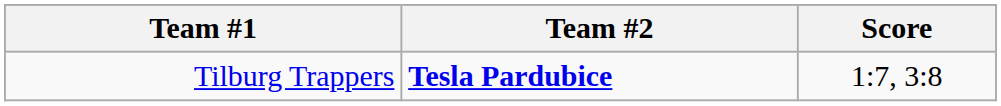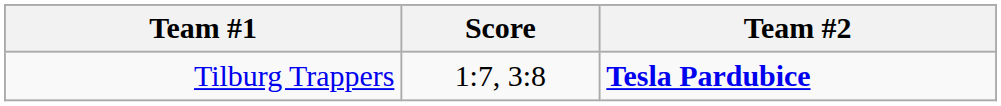columns swapped: (897, 28) <-> (599, 28)
